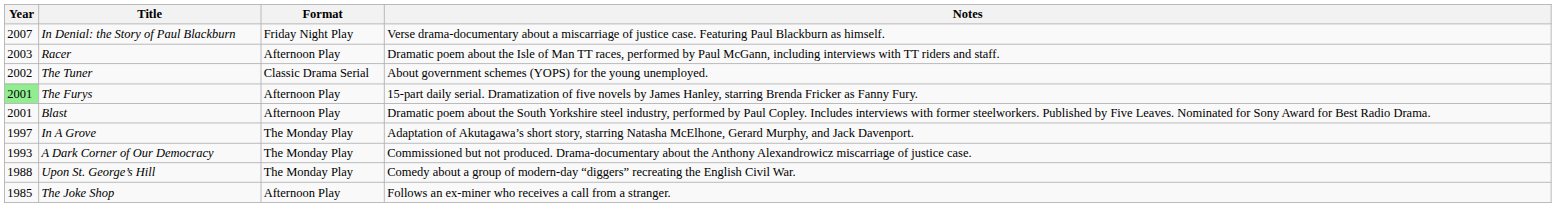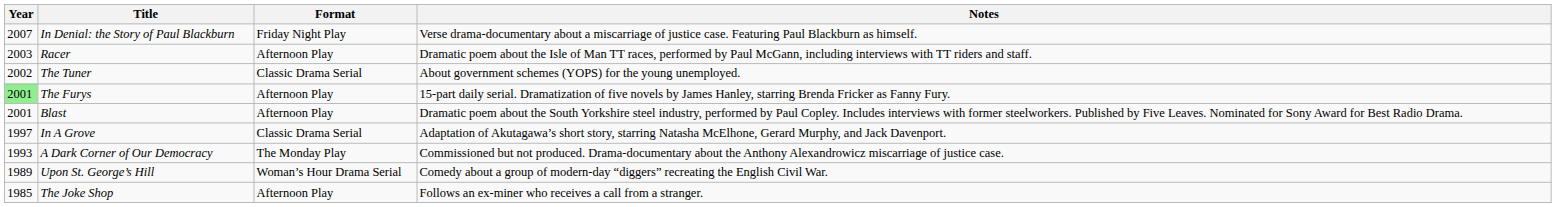(308, 133) The Monday Play -> (309, 133) Classic Drama Serial
(20, 172) 1988 -> (20, 172) 1989
(308, 172) The Monday Play -> (329, 172) Woman’s Hour Drama Serial
